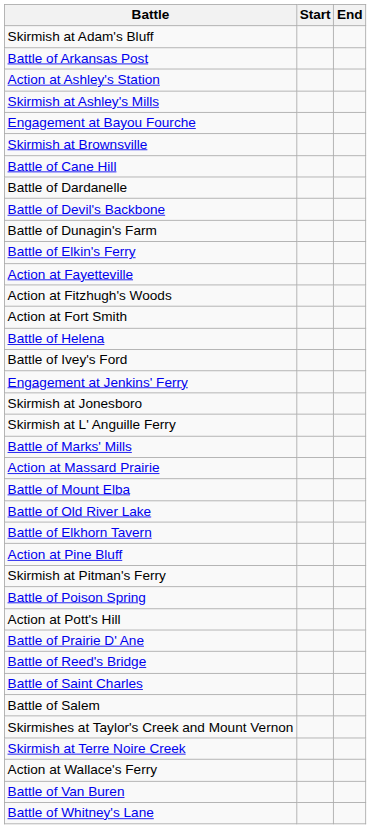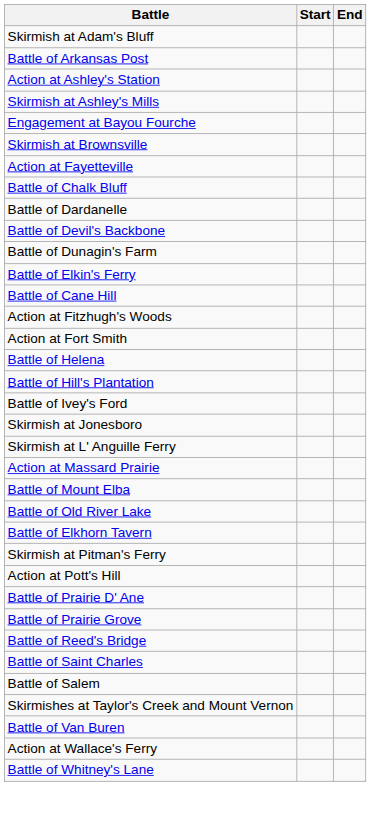rows swapped: (62, 166) <-> (70, 274)
+ row: (67, 187)
+ row: (81, 381)
- row: (98, 381)
- row: (70, 446)
- row: (65, 554)
- row: (77, 597)
+ row: (74, 619)
- row: (97, 748)
rows swapped: (66, 791) <-> (82, 770)
